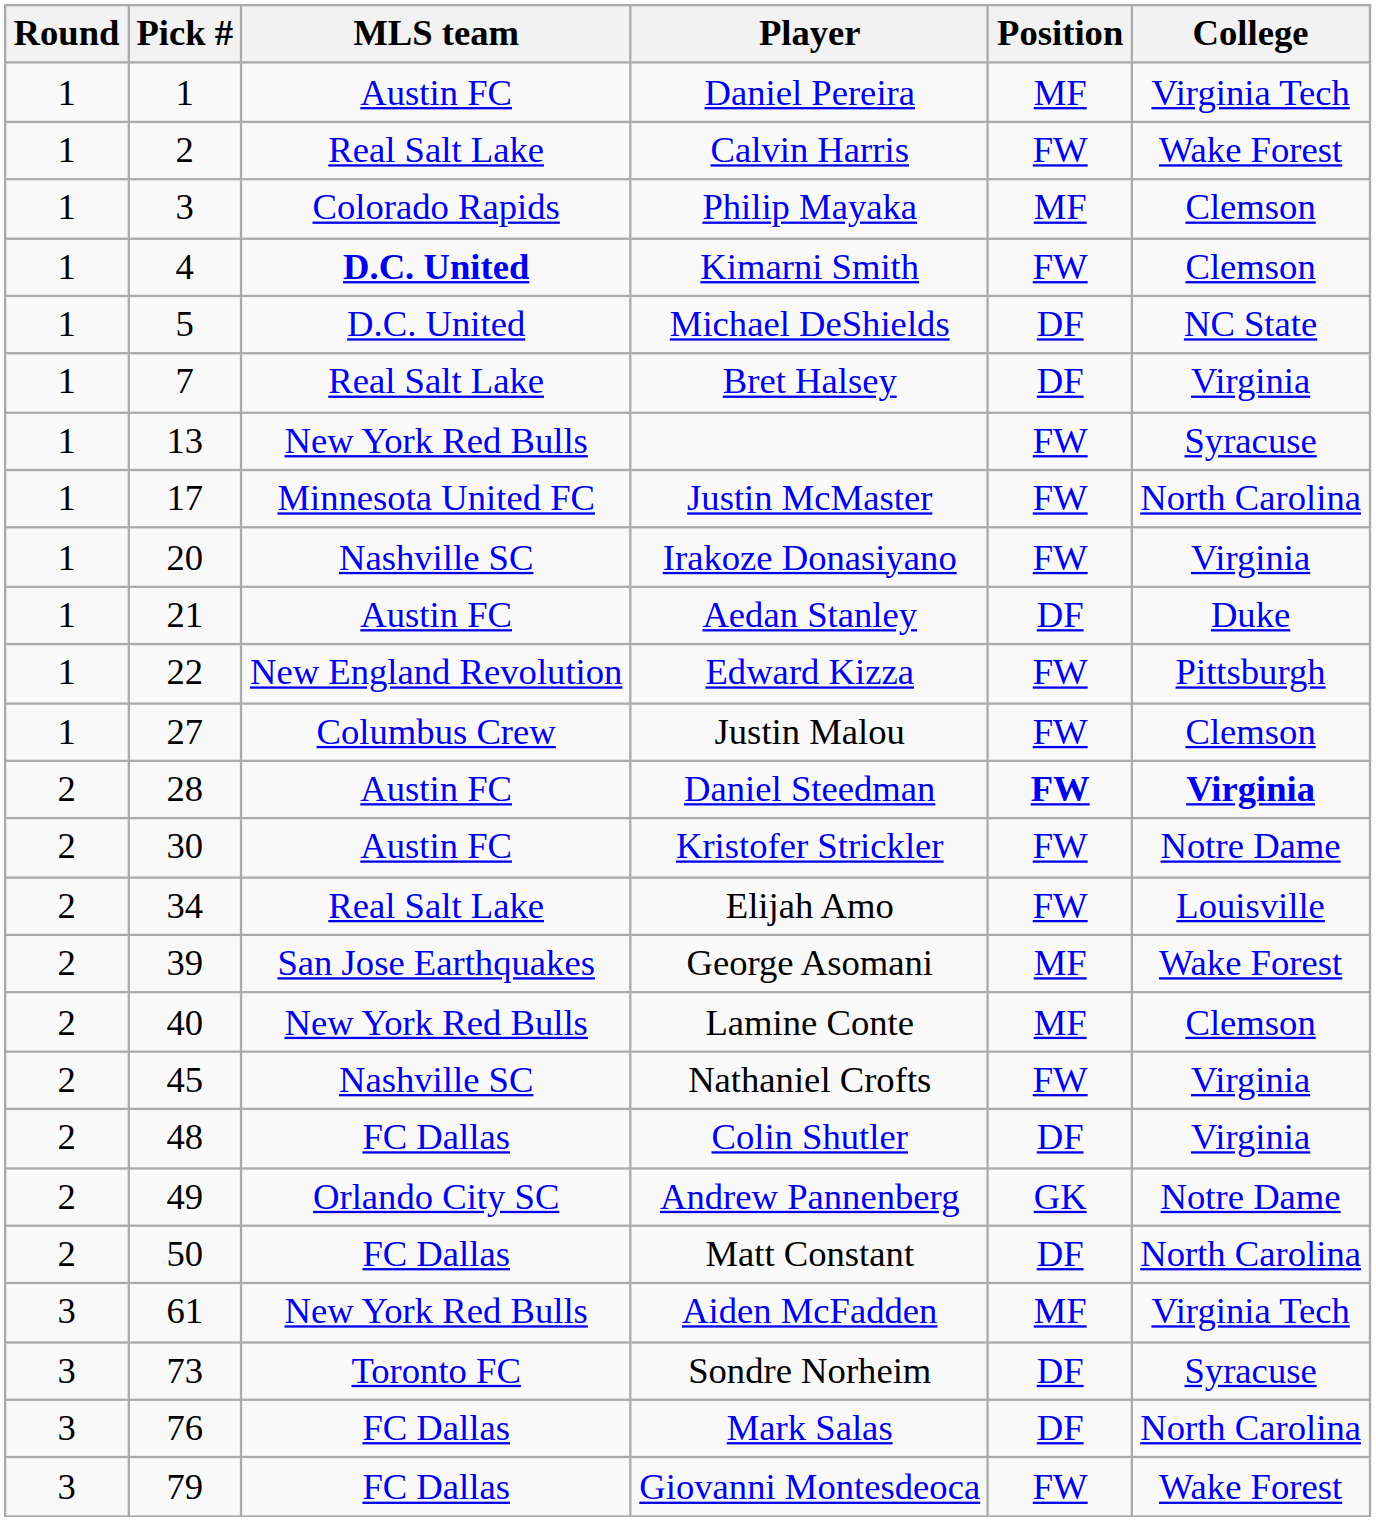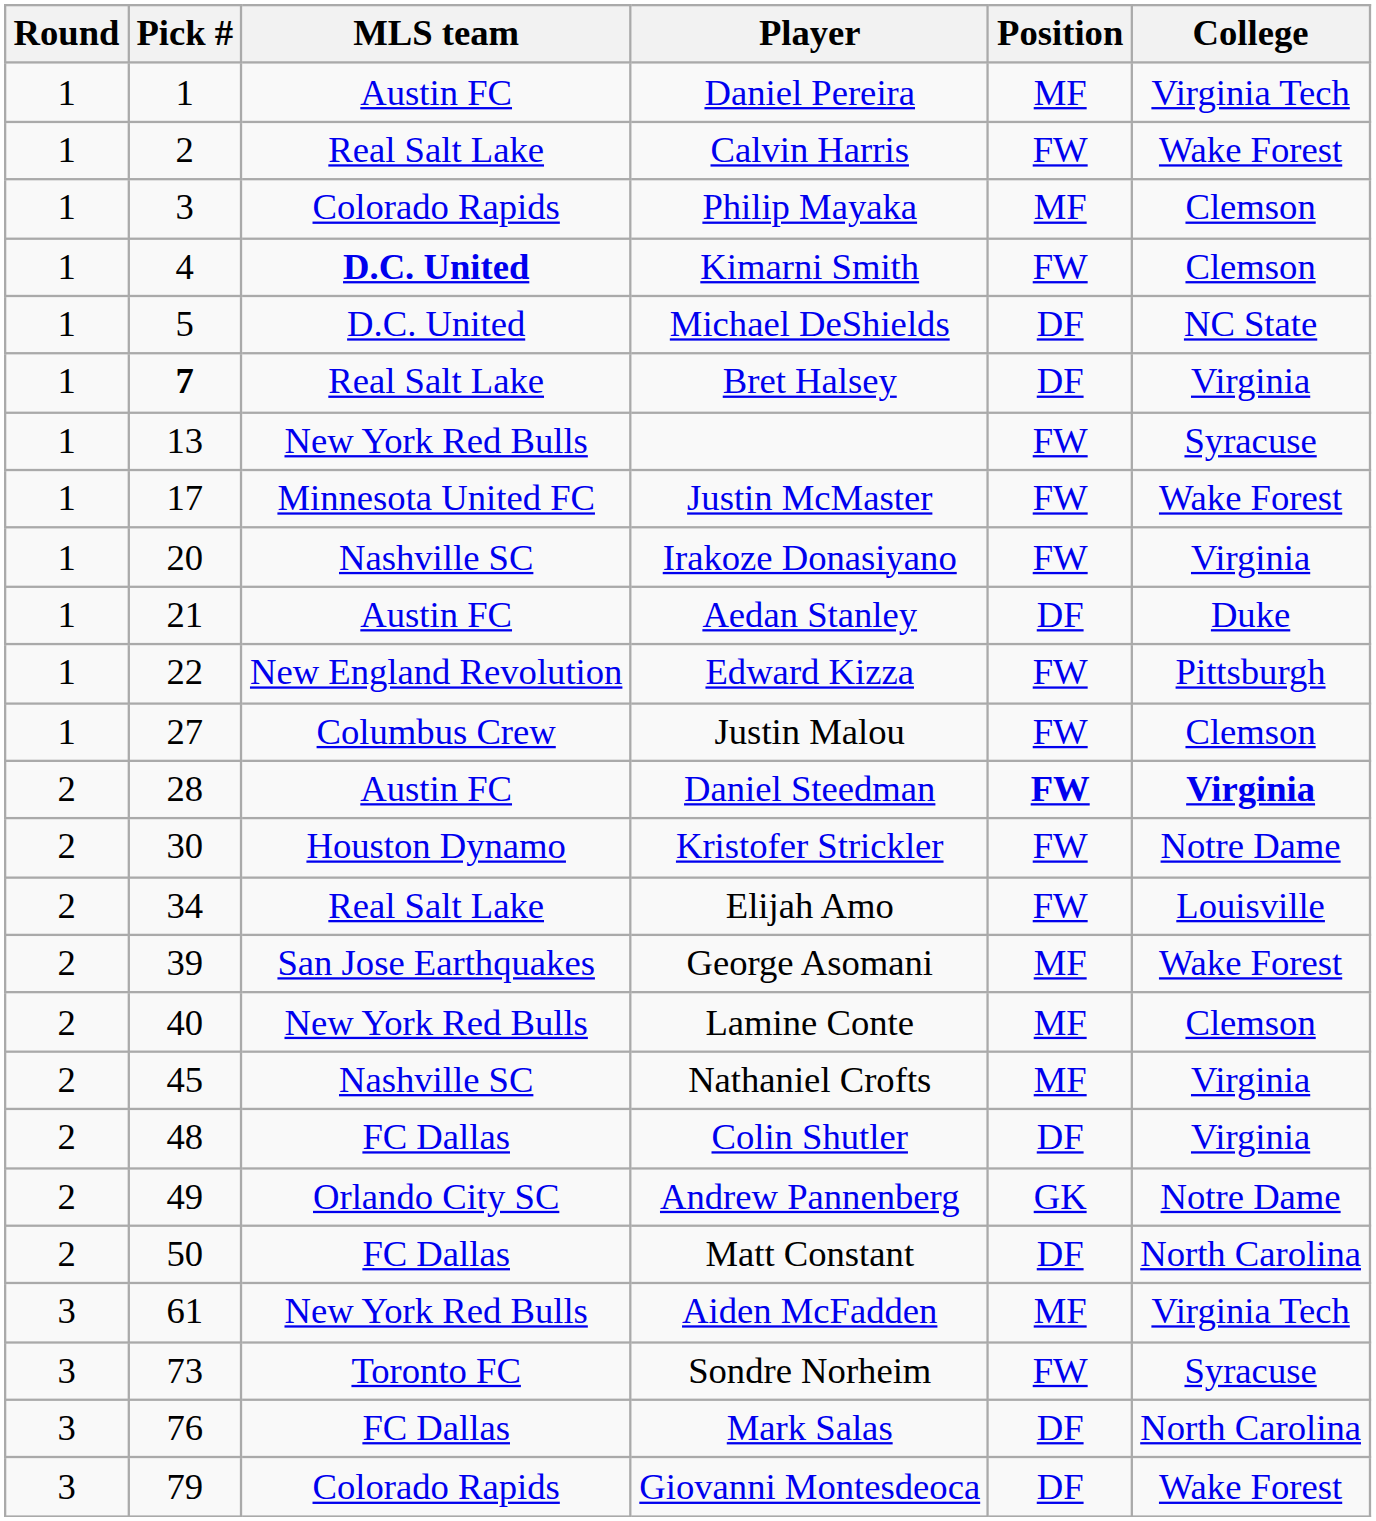(185, 382) normal -> (185, 382) bold
(1251, 498) North Carolina -> (1251, 498) Wake Forest
(436, 847) Austin FC -> (436, 847) Houston Dynamo
(1060, 1079) FW -> (1060, 1079) MF
(1060, 1370) DF -> (1060, 1370) FW
(436, 1486) FC Dallas -> (436, 1486) Colorado Rapids
(1060, 1486) FW -> (1060, 1486) DF
